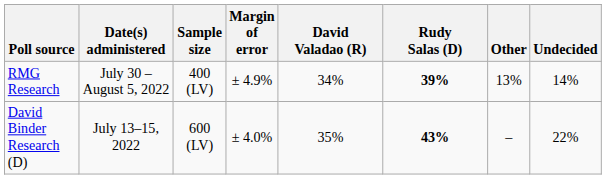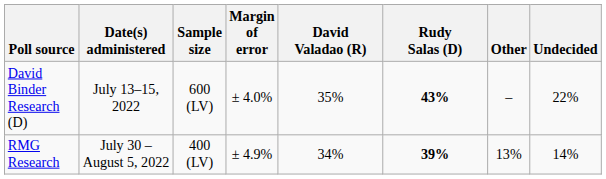rows swapped: (34, 81) <-> (34, 138)
